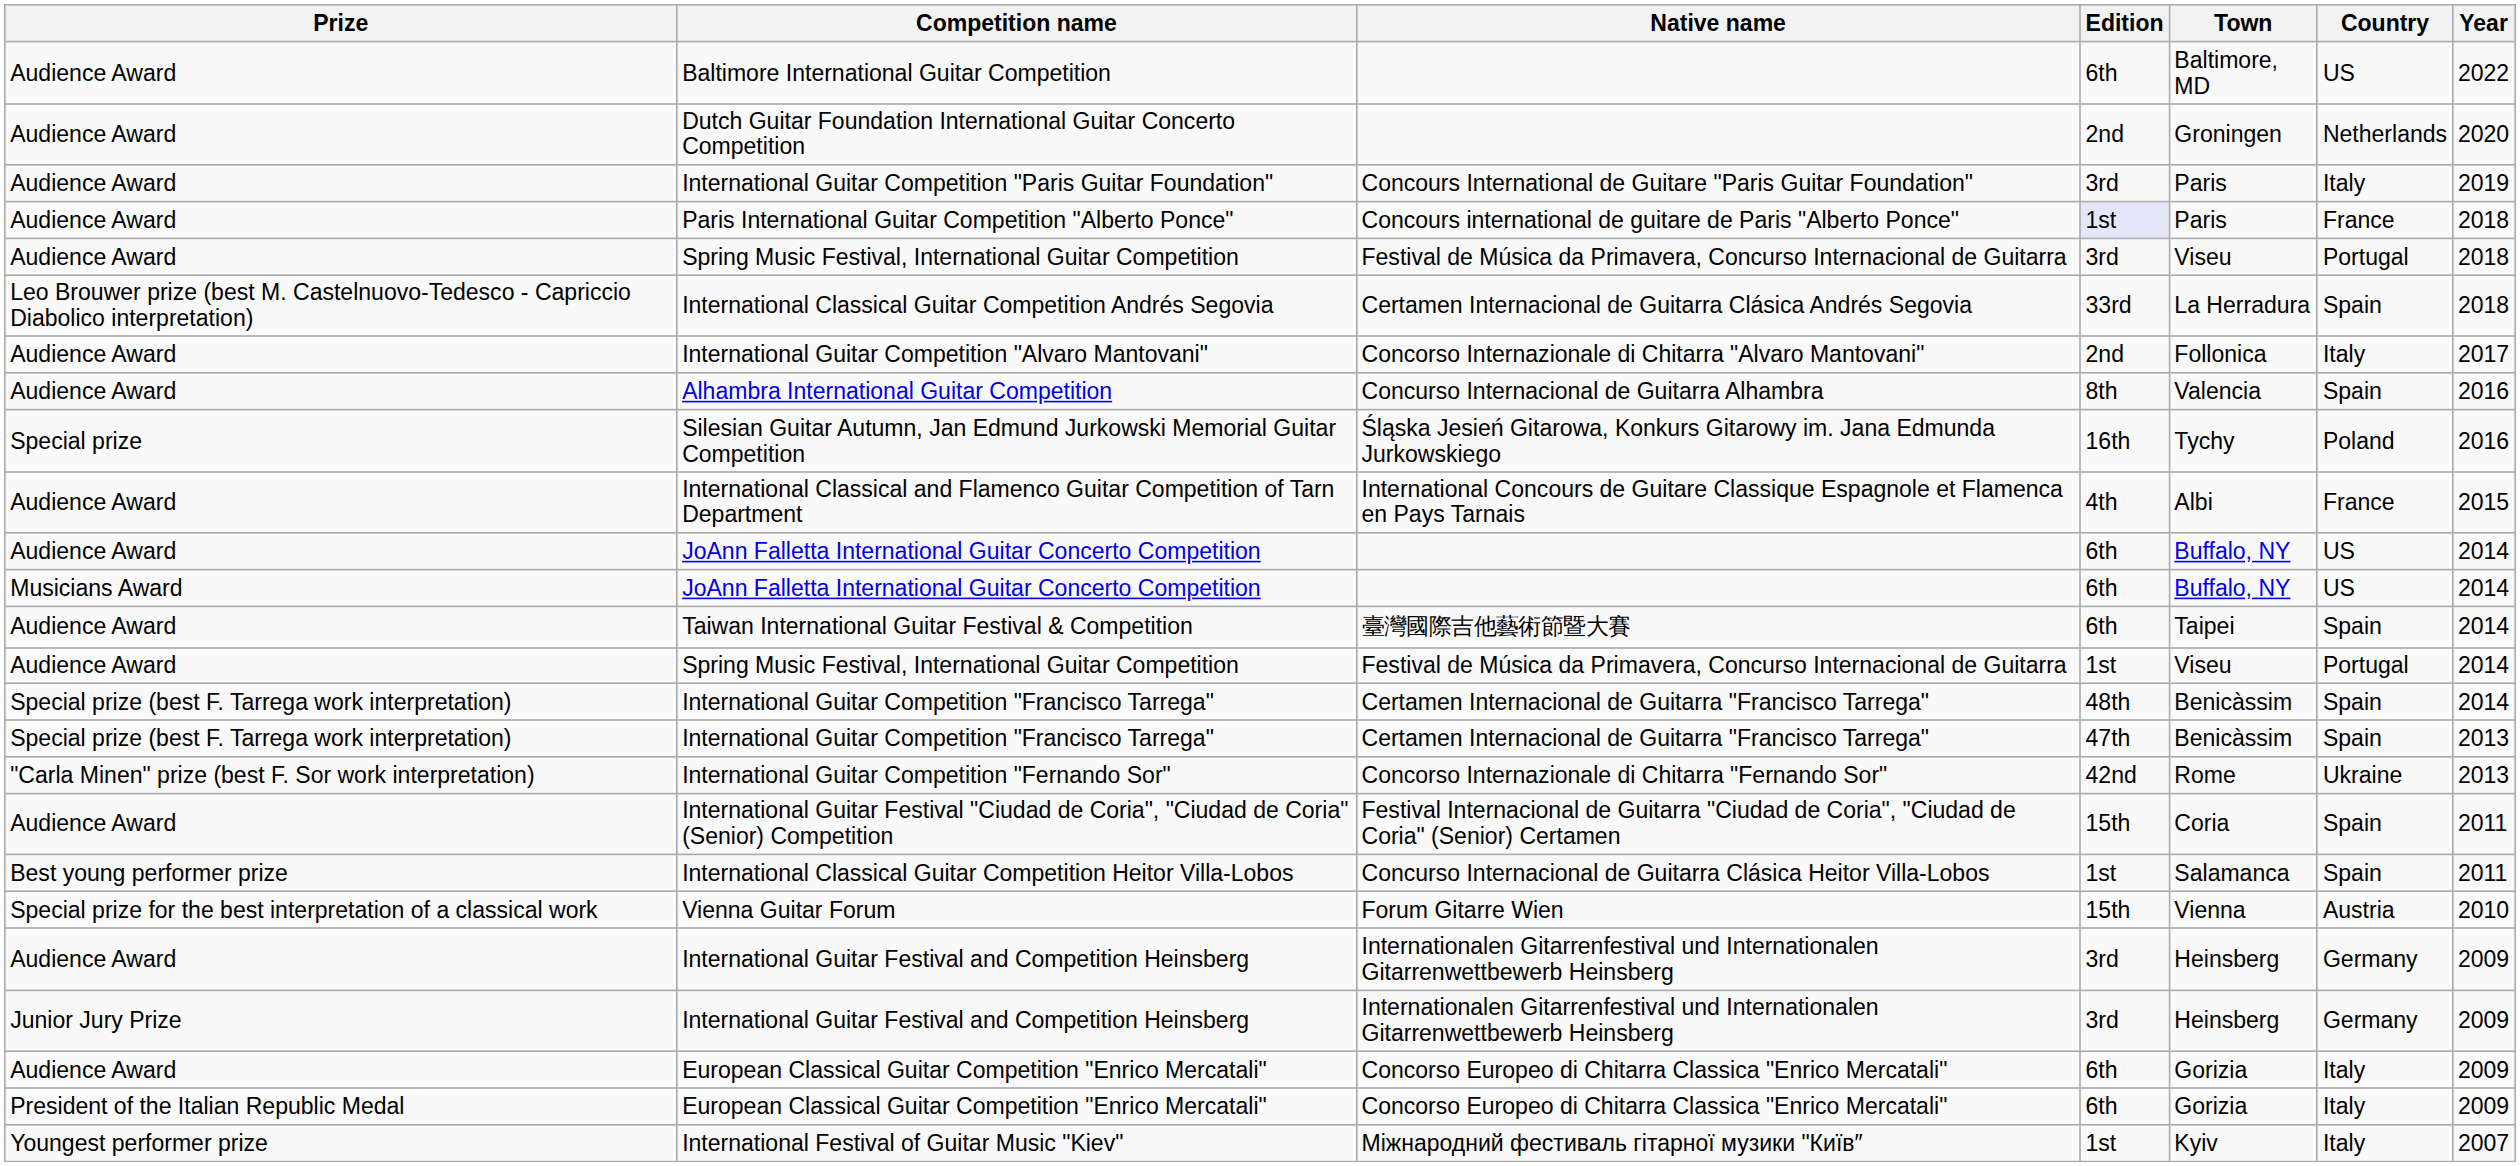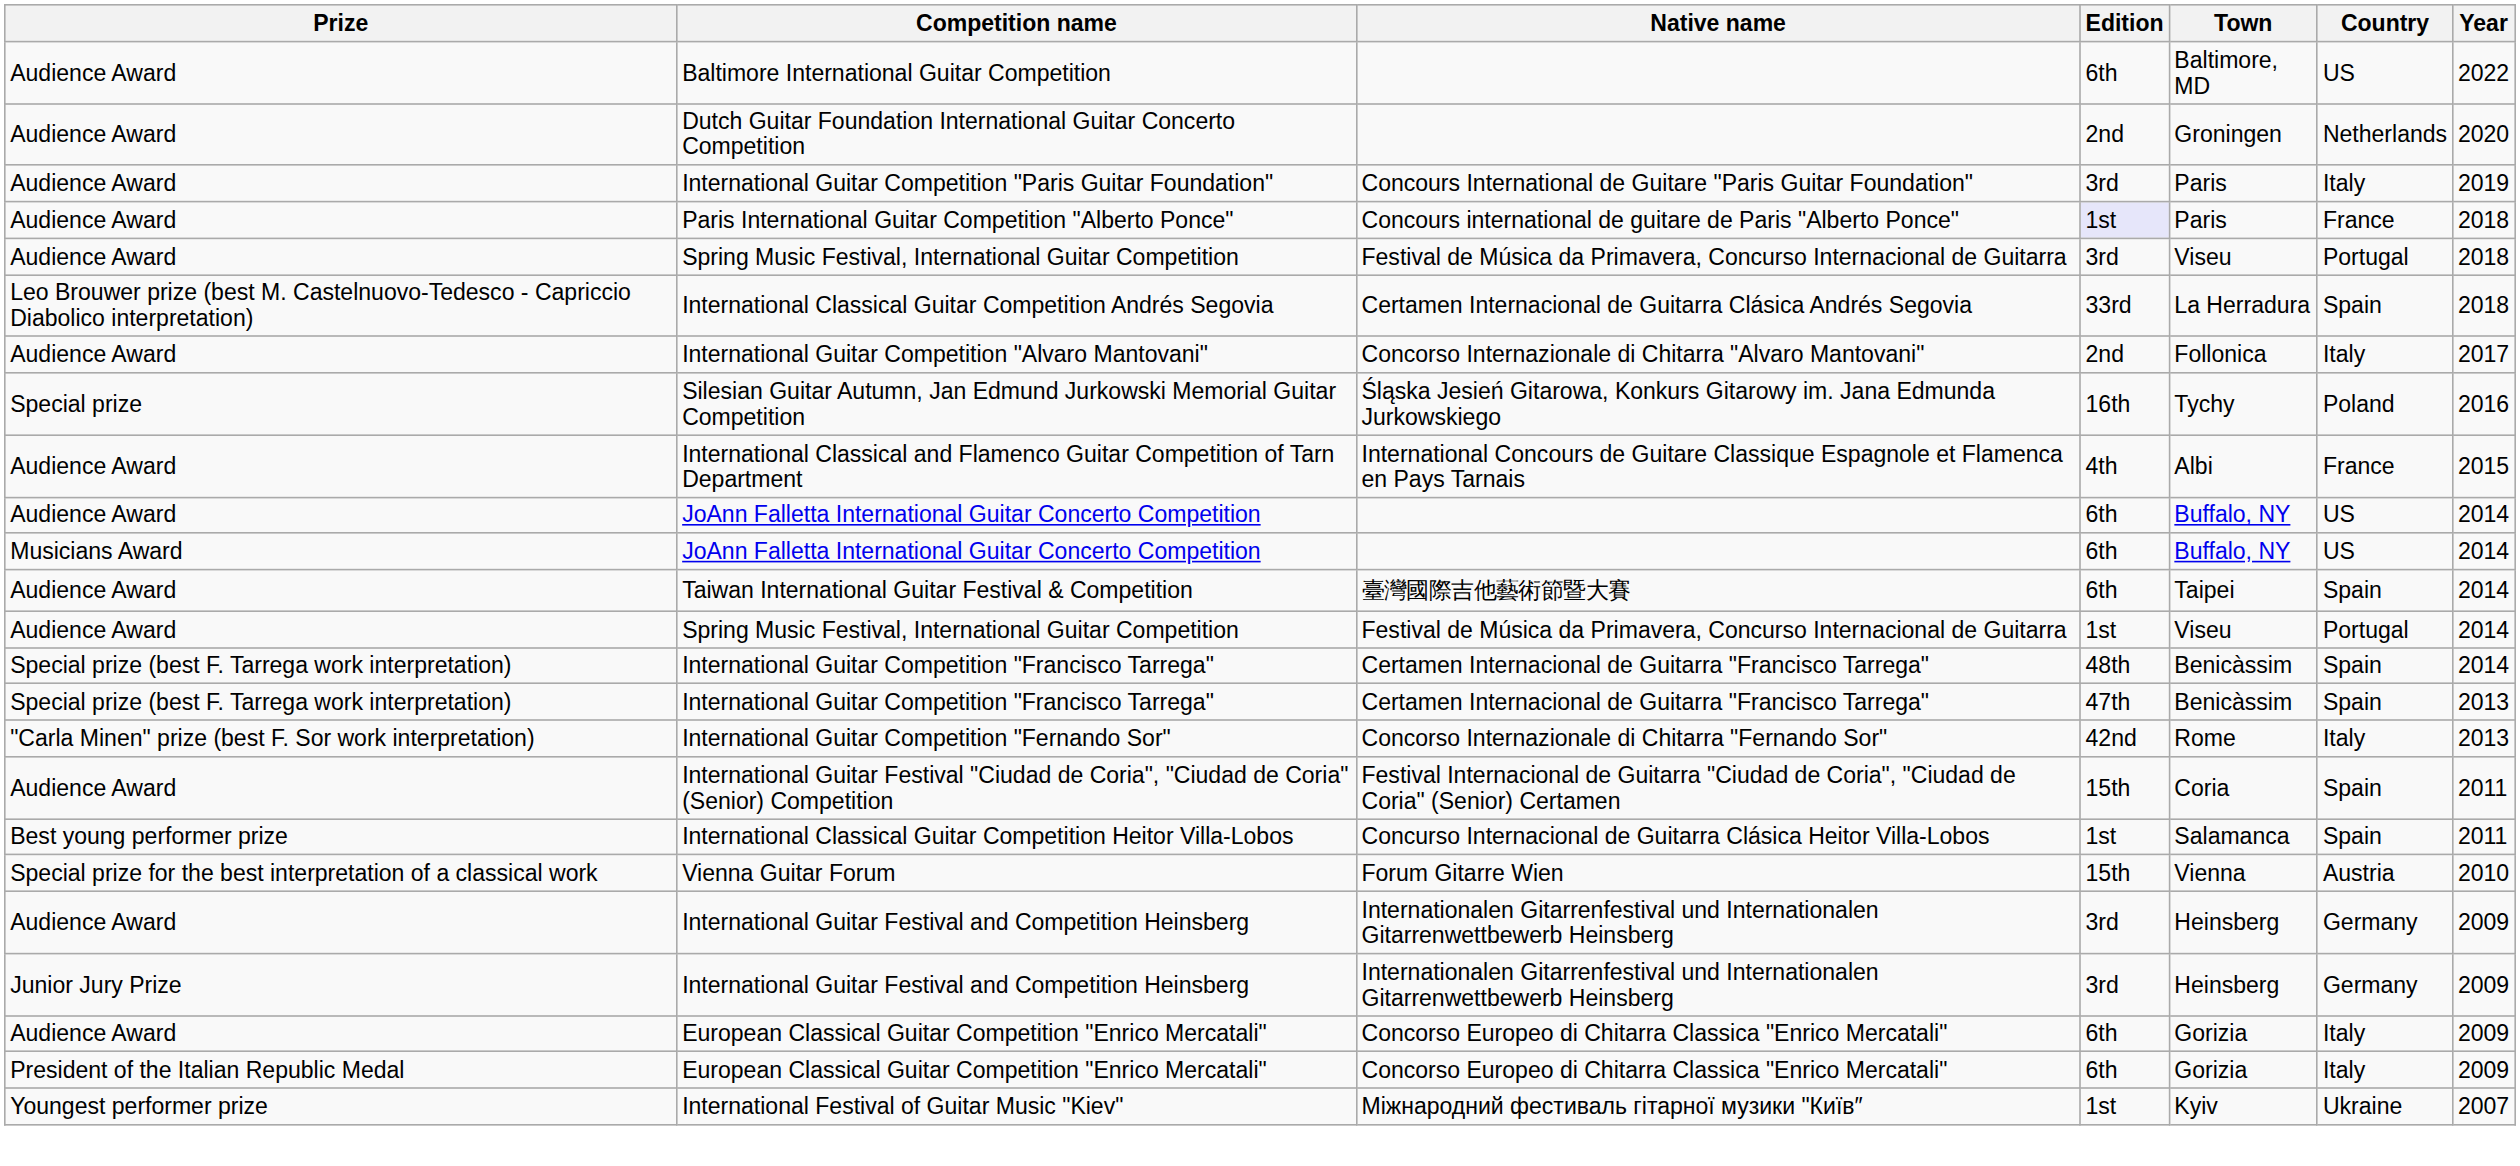- row: (93, 391)
(2363, 775) Ukraine -> (2344, 739) Italy
(2344, 1143) Italy -> (2363, 1107) Ukraine
